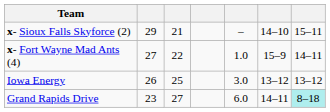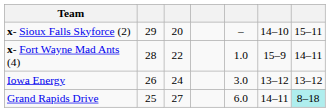(177, 31) 21 -> (177, 31) 20
(151, 55) 27 -> (151, 55) 28
(177, 80) 25 -> (177, 80) 24
(151, 98) 23 -> (151, 98) 25
